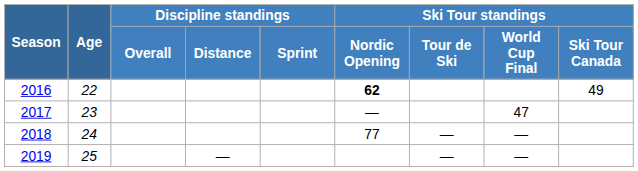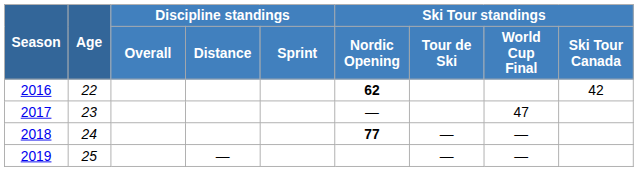(596, 90) 49 -> (596, 90) 42
(372, 134) normal -> (372, 134) bold
